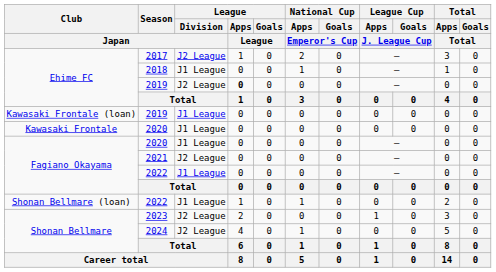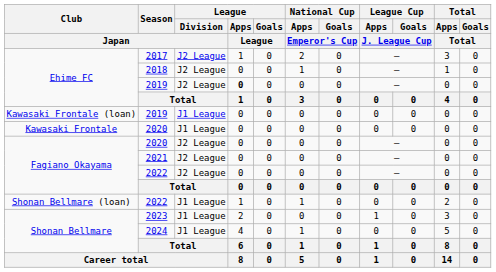(201, 70) J1 League -> (201, 70) J2 League
(201, 143) J1 League -> (201, 143) J2 League
(201, 172) J1 League -> (201, 172) J2 League
(201, 216) J2 League -> (201, 216) J1 League
(201, 231) J2 League -> (201, 231) J1 League
